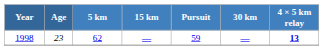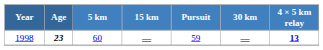(59, 38) normal -> (59, 38) bold
(97, 38) 62 -> (97, 38) 60
